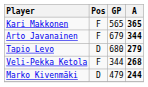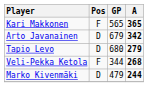(98, 37) F -> (98, 37) D
(134, 37) 344 -> (134, 37) 342
